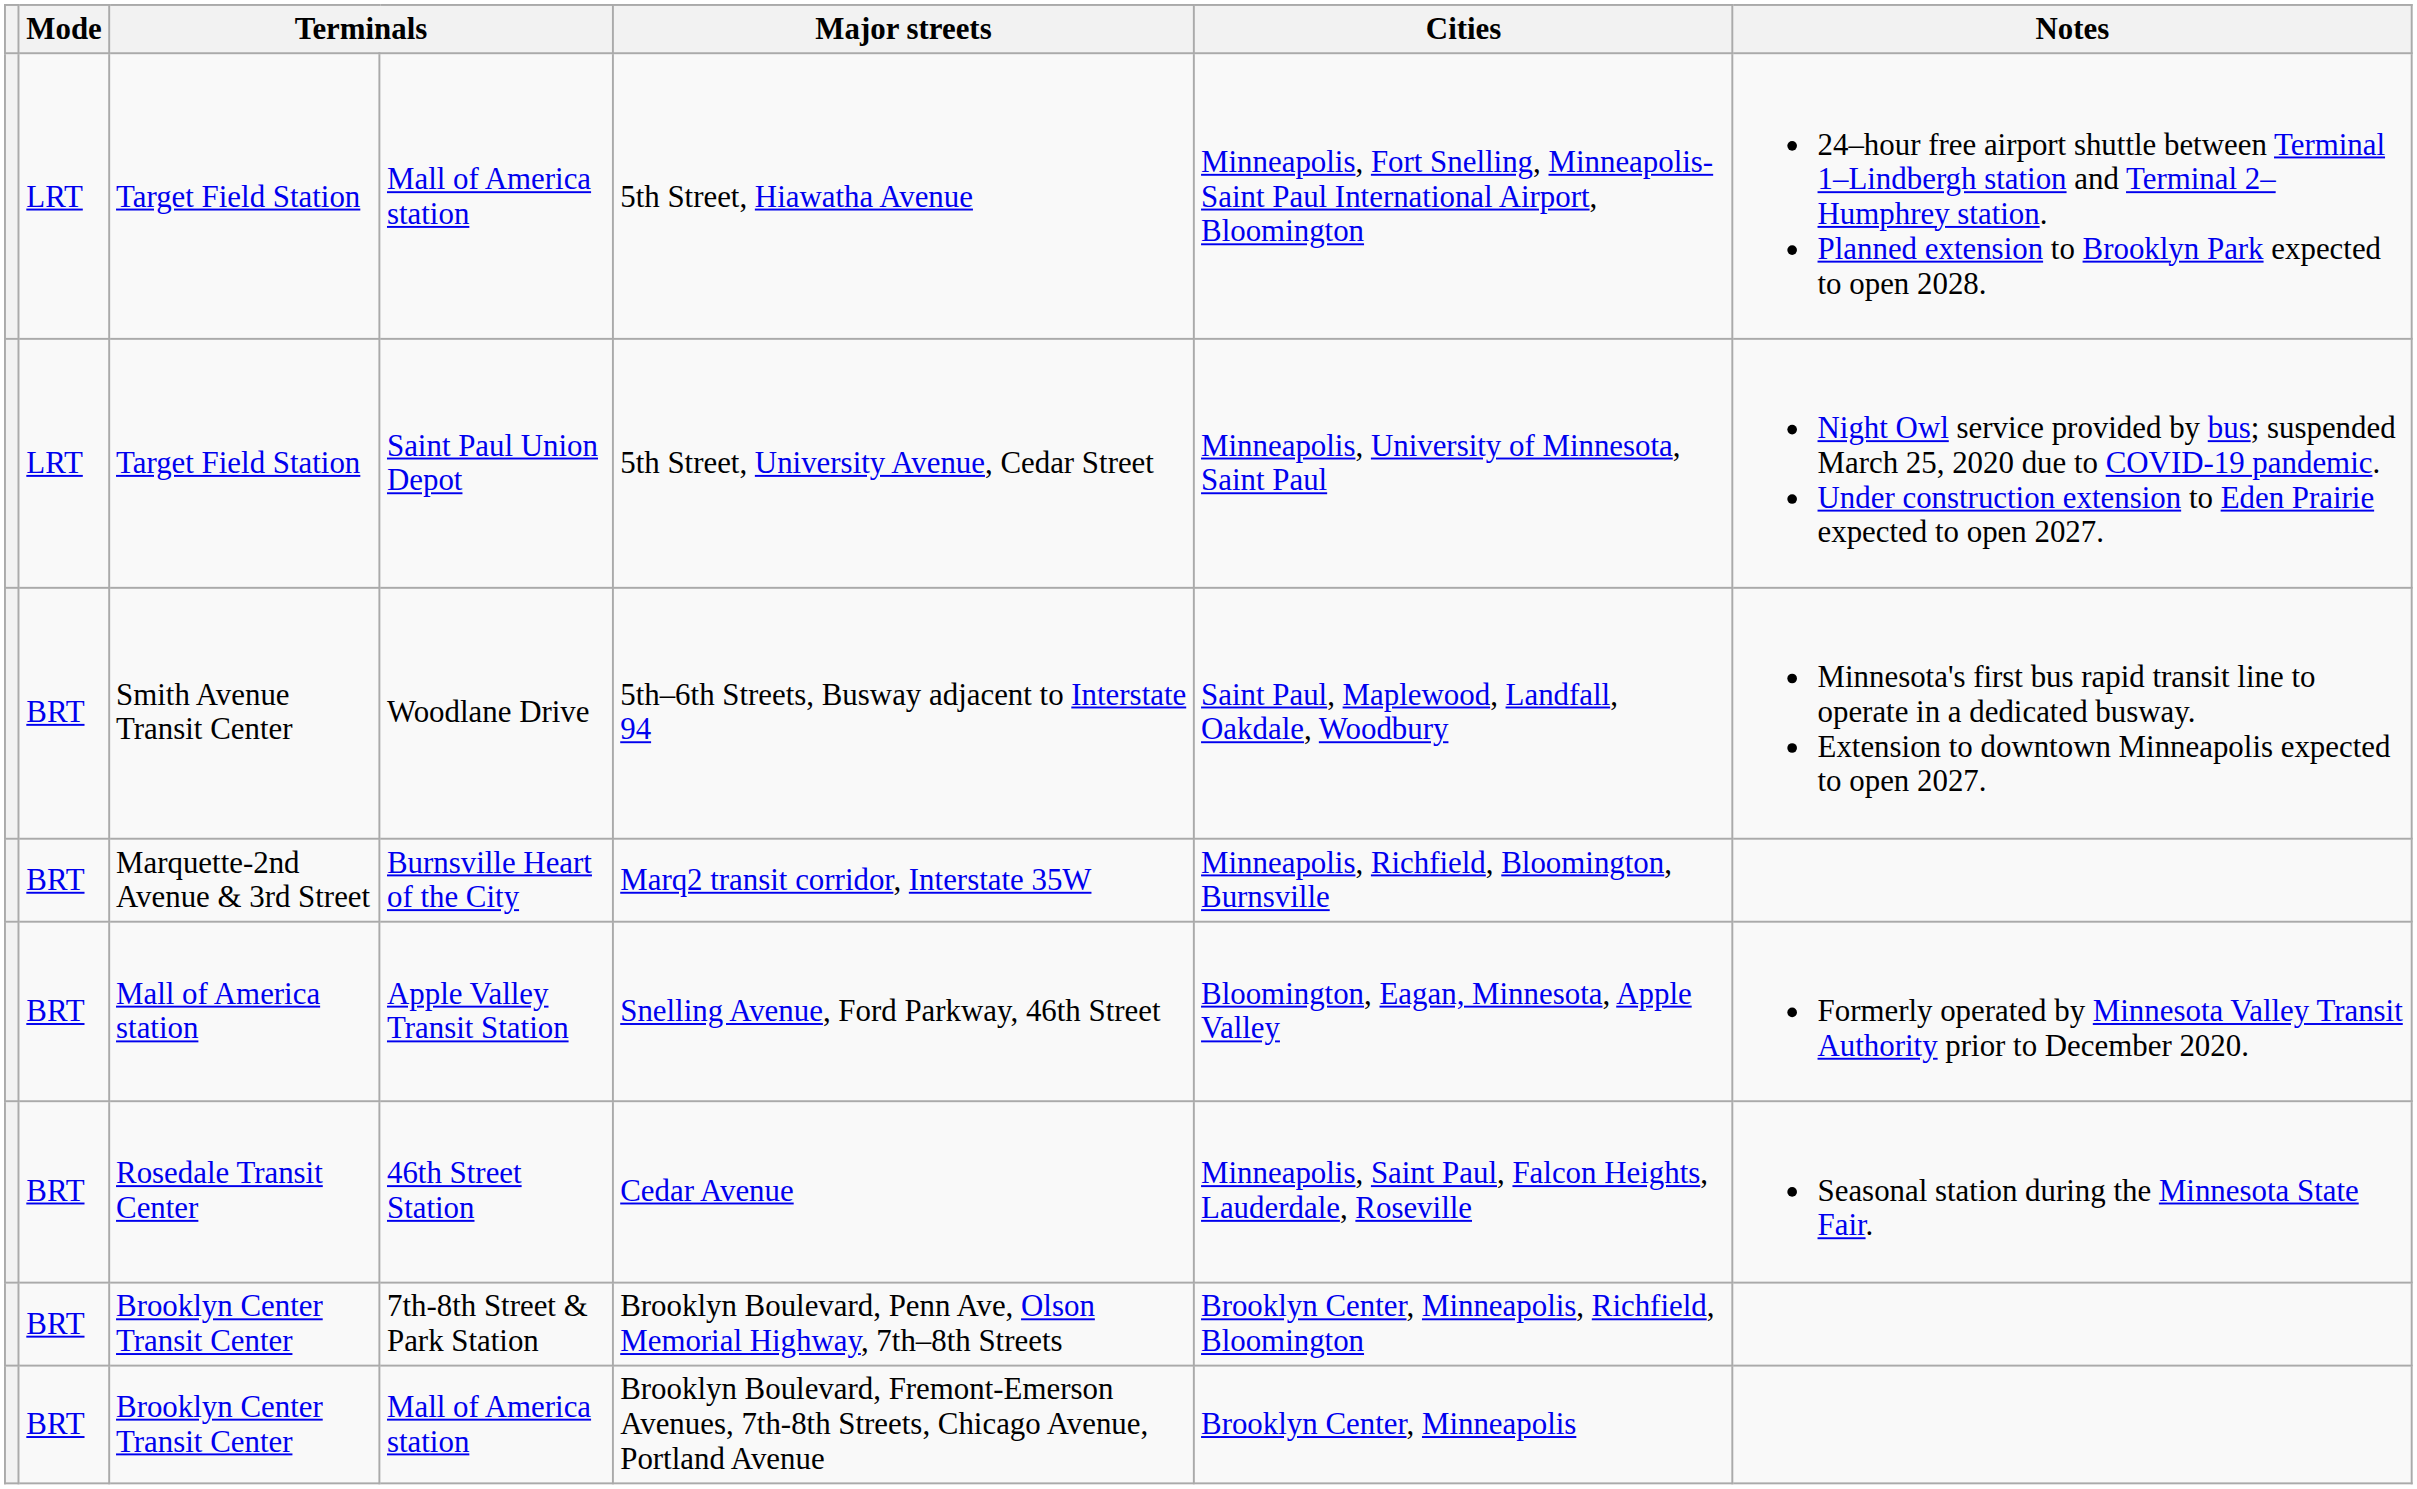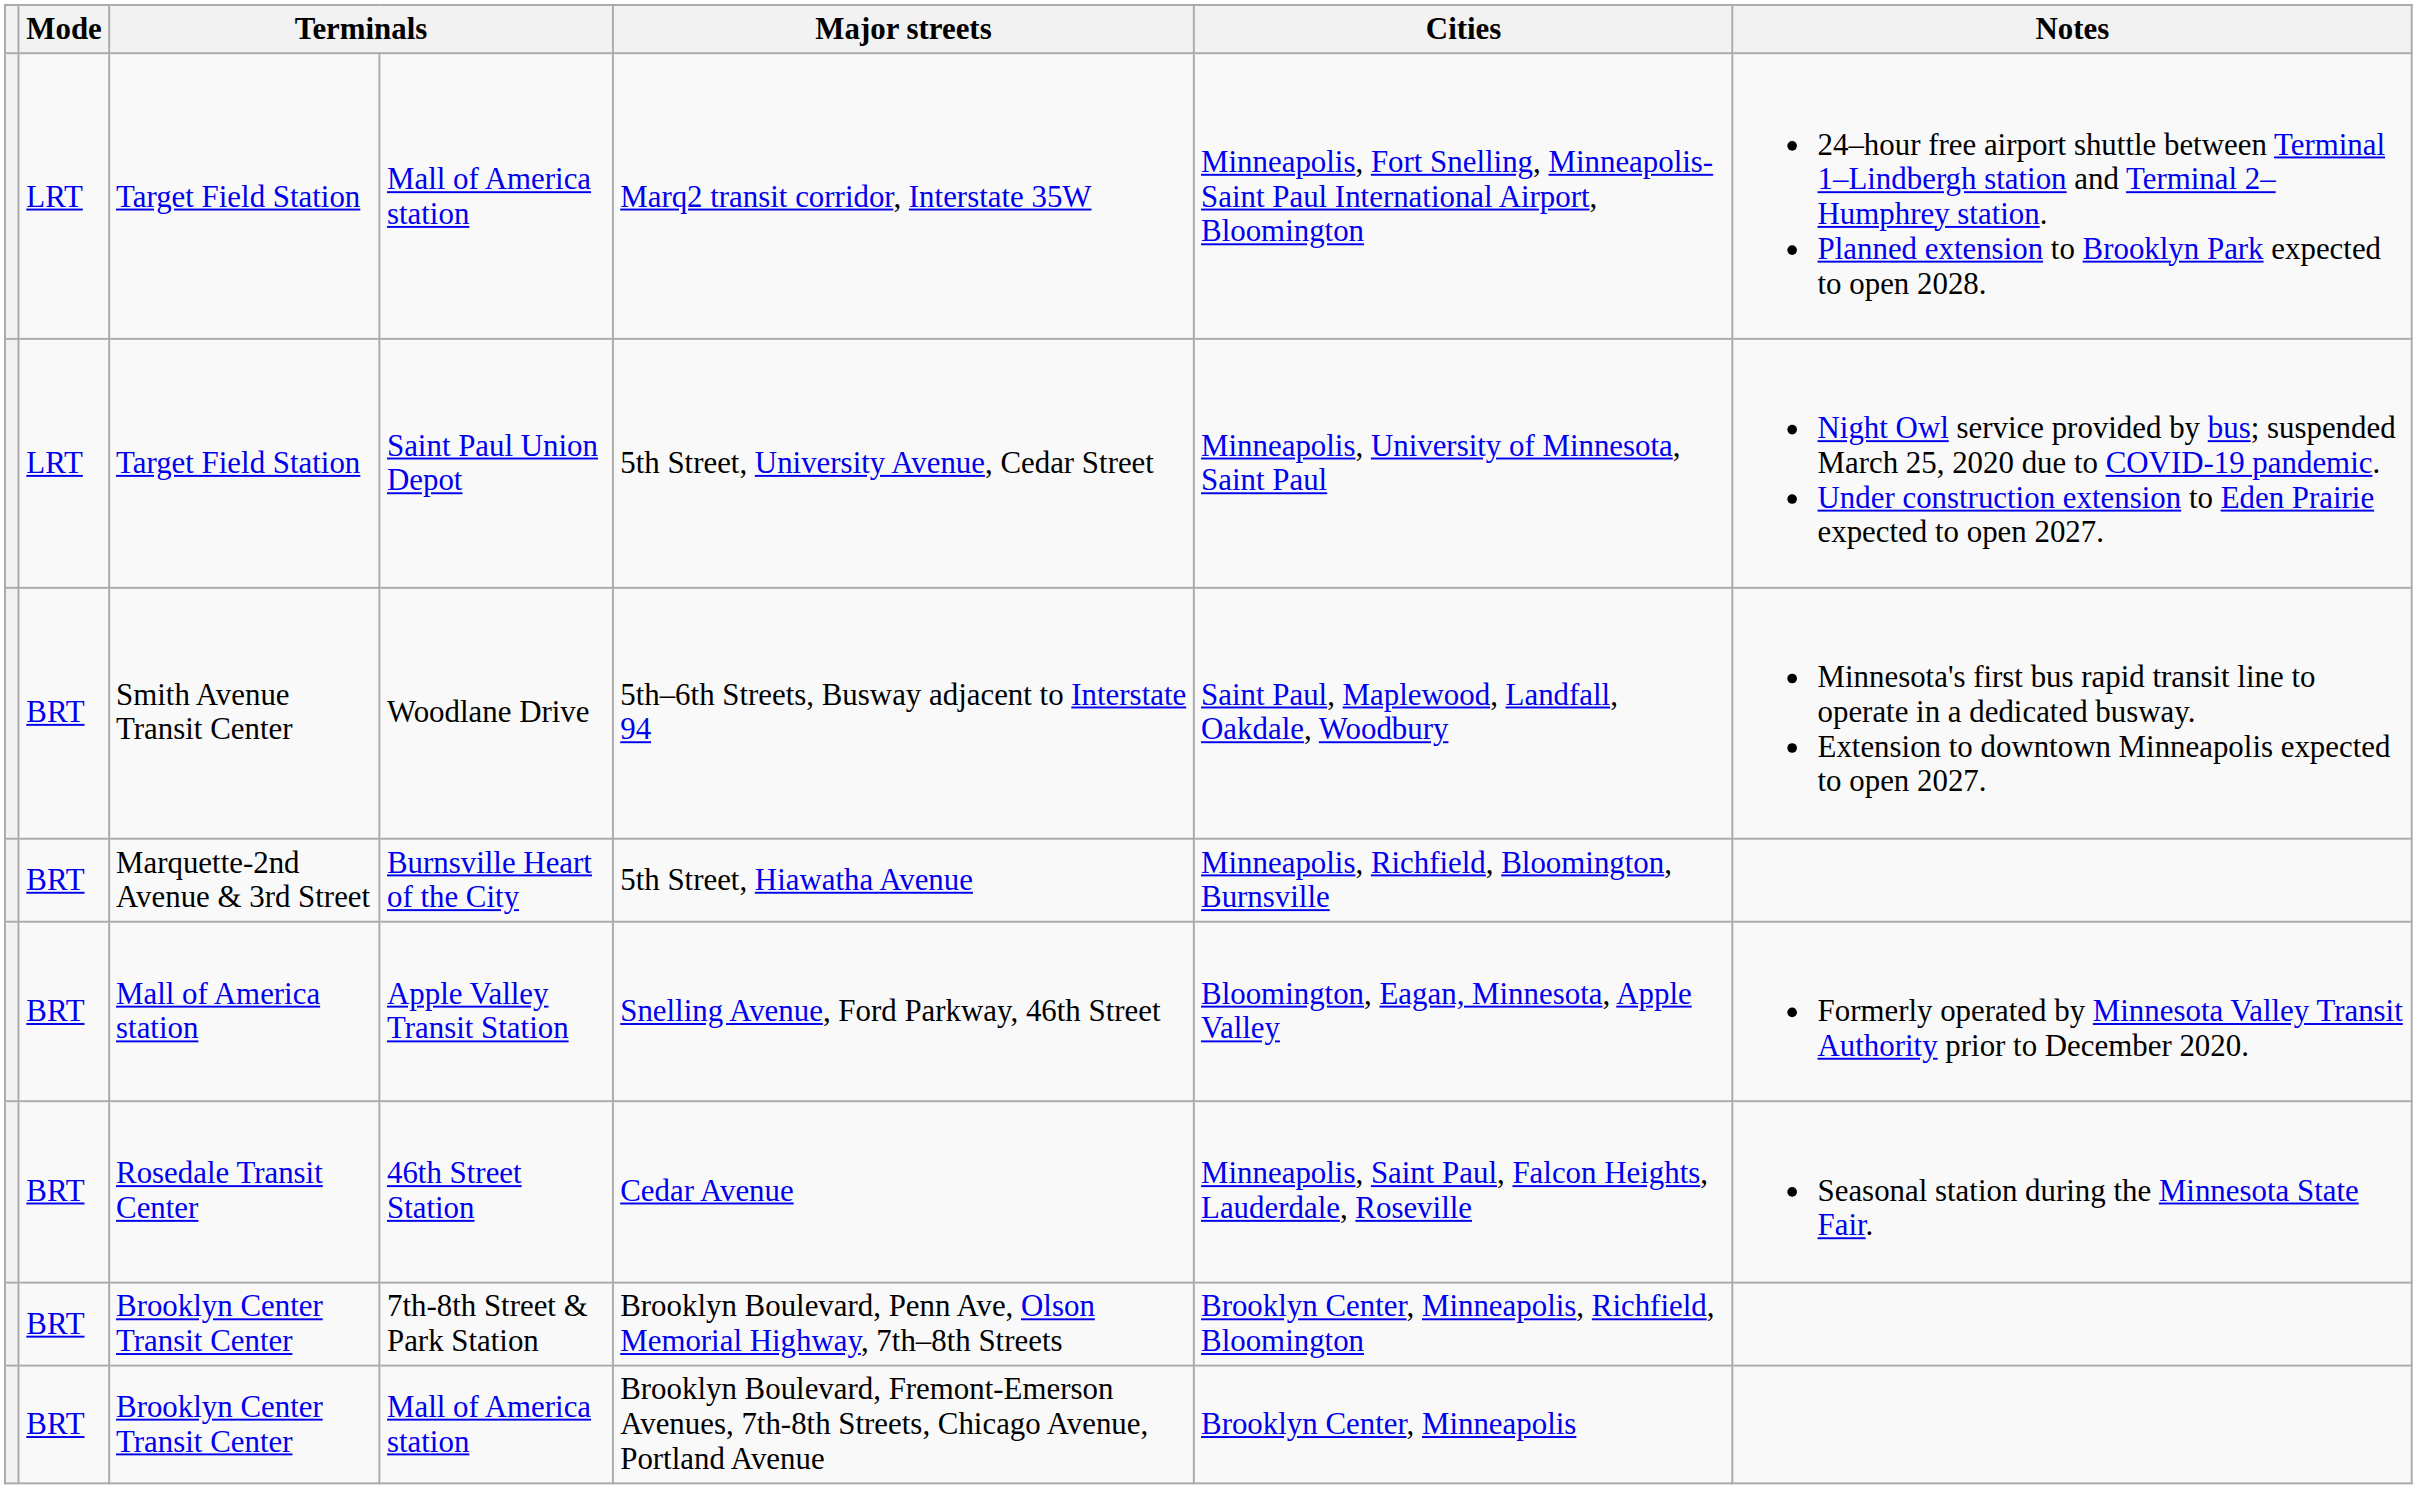(797, 195) 5th Street, Hiawatha Avenue -> (856, 195) Marq2 transit corridor, Interstate 35W
(856, 879) Marq2 transit corridor, Interstate 35W -> (797, 879) 5th Street, Hiawatha Avenue
